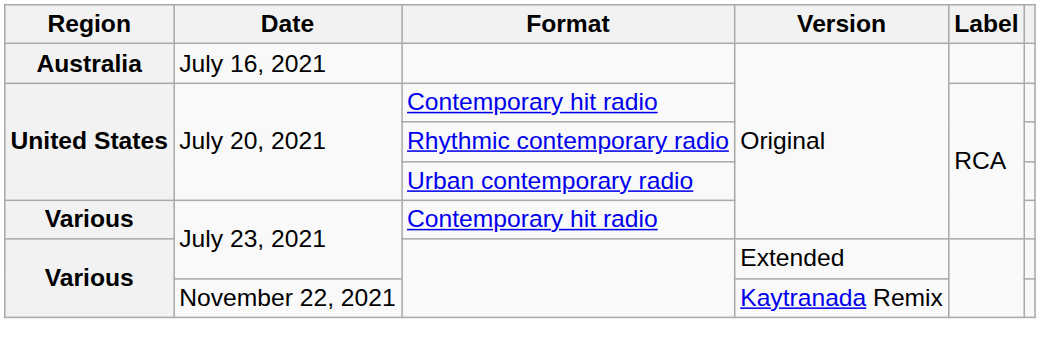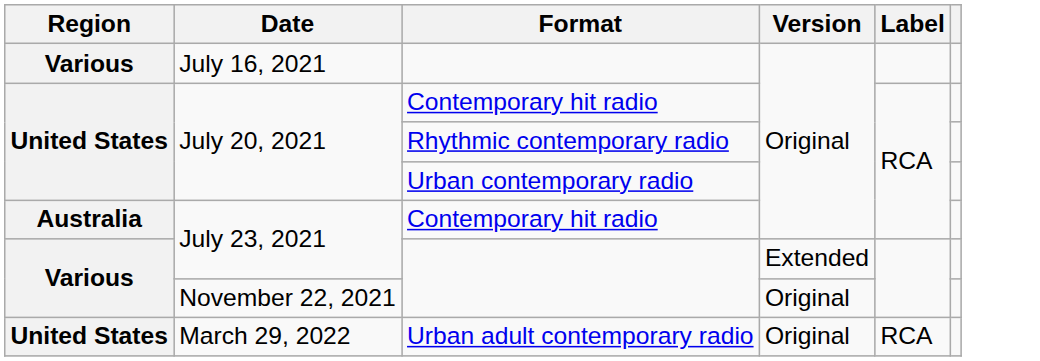(89, 63) Australia -> (89, 63) Various
(89, 219) Various -> (89, 219) Australia
(842, 297) Kaytranada Remix -> (807, 297) Original
+ row: (265, 336)
